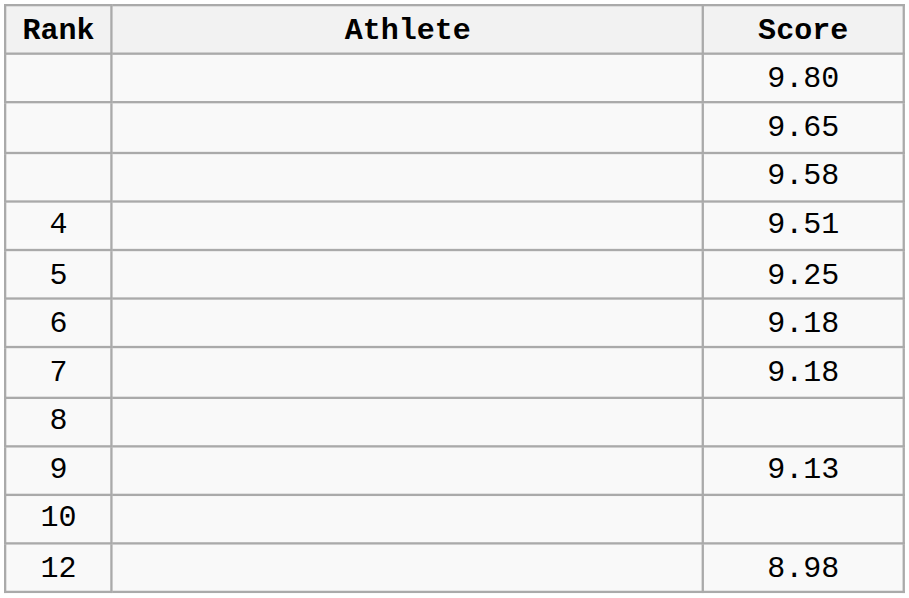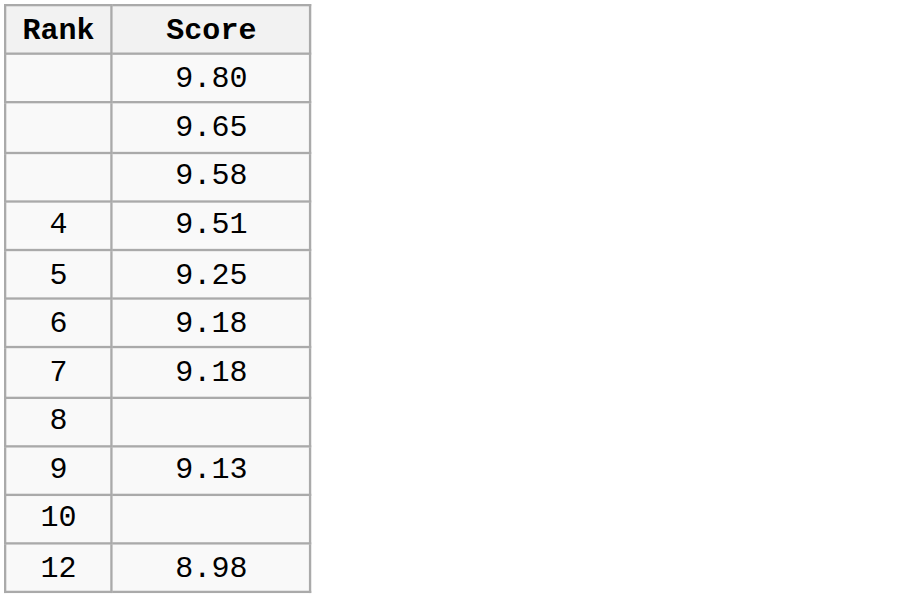- column: (408, 30)
